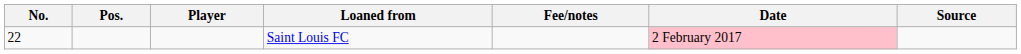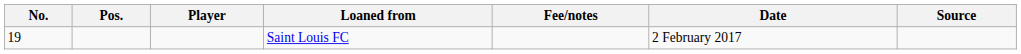(14, 38) 22 -> (14, 38) 19
(697, 38) pink background -> (697, 38) no background
